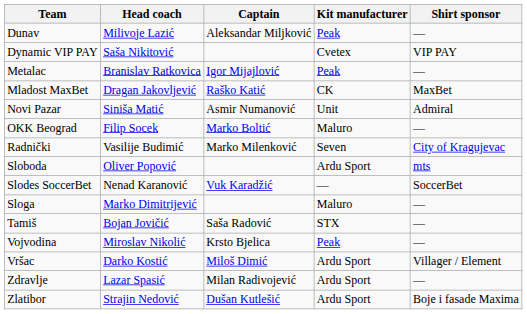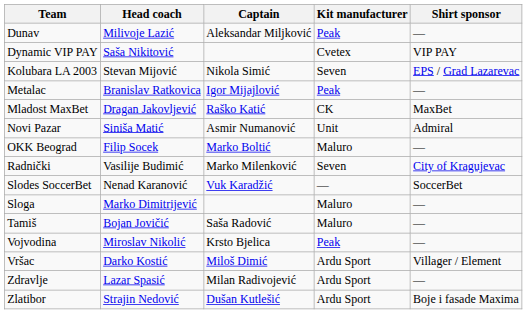+ row: (52, 71)
- row: (27, 166)
(328, 223) STX -> (334, 223) Maluro
